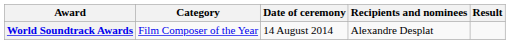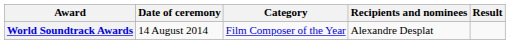columns swapped: (304, 13) <-> (198, 13)
